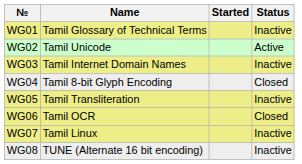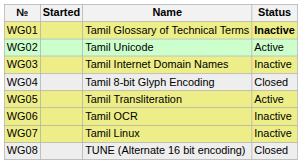columns swapped: (125, 13) <-> (231, 13)
(273, 30) normal -> (275, 30) bold
(273, 99) Inactive -> (269, 99) Active
(271, 116) Closed -> (273, 116) Inactive
(273, 151) Inactive -> (271, 151) Closed
